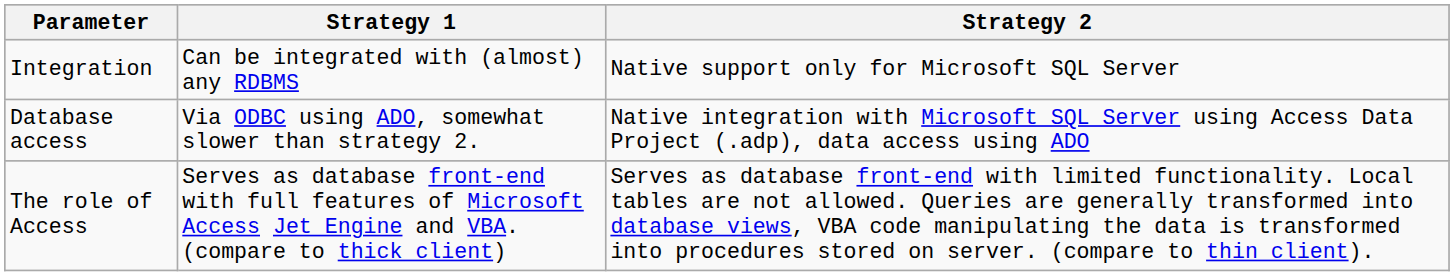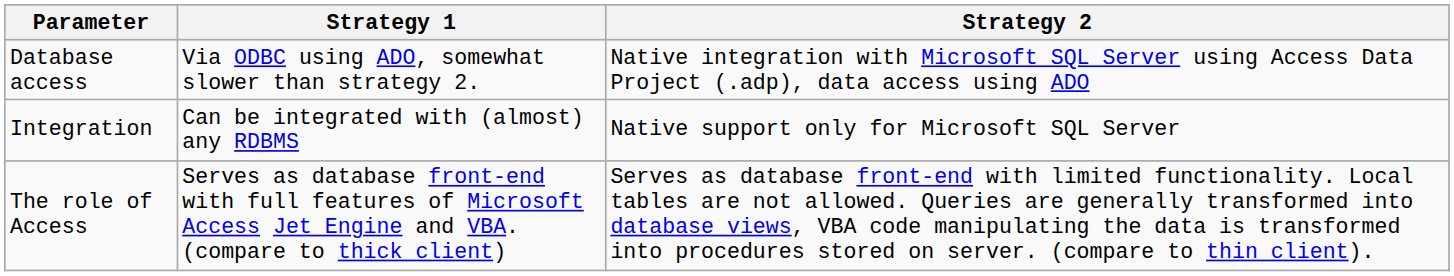rows swapped: (62, 130) <-> (81, 70)
